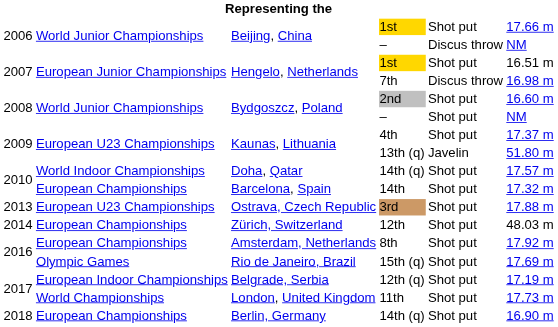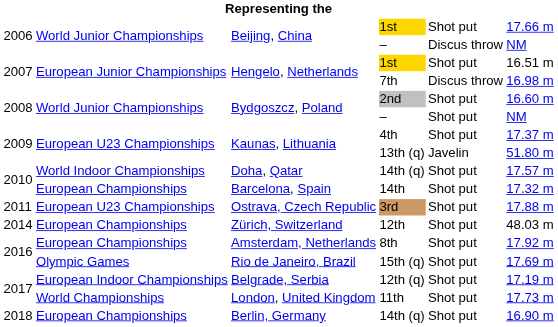(18, 207) 2013 -> (18, 207) 2011
